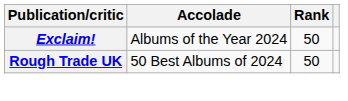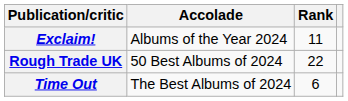(312, 38) 50 -> (316, 38) 11
(312, 61) 50 -> (316, 61) 22
+ row: (66, 84)
